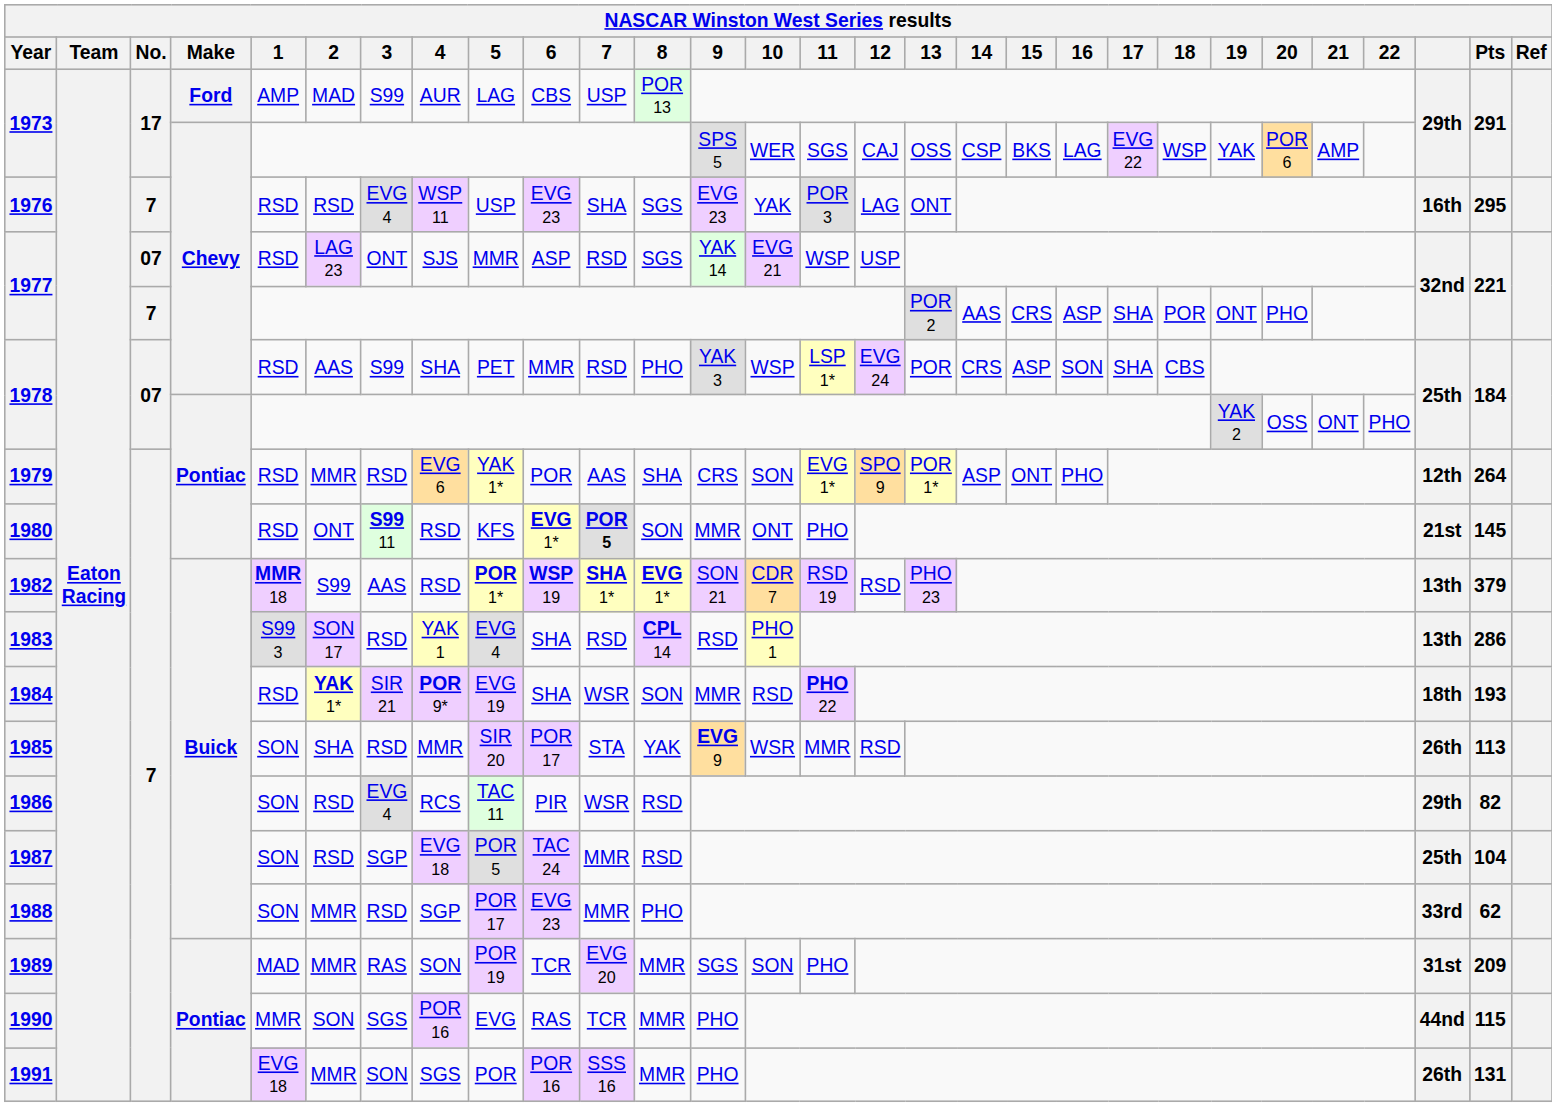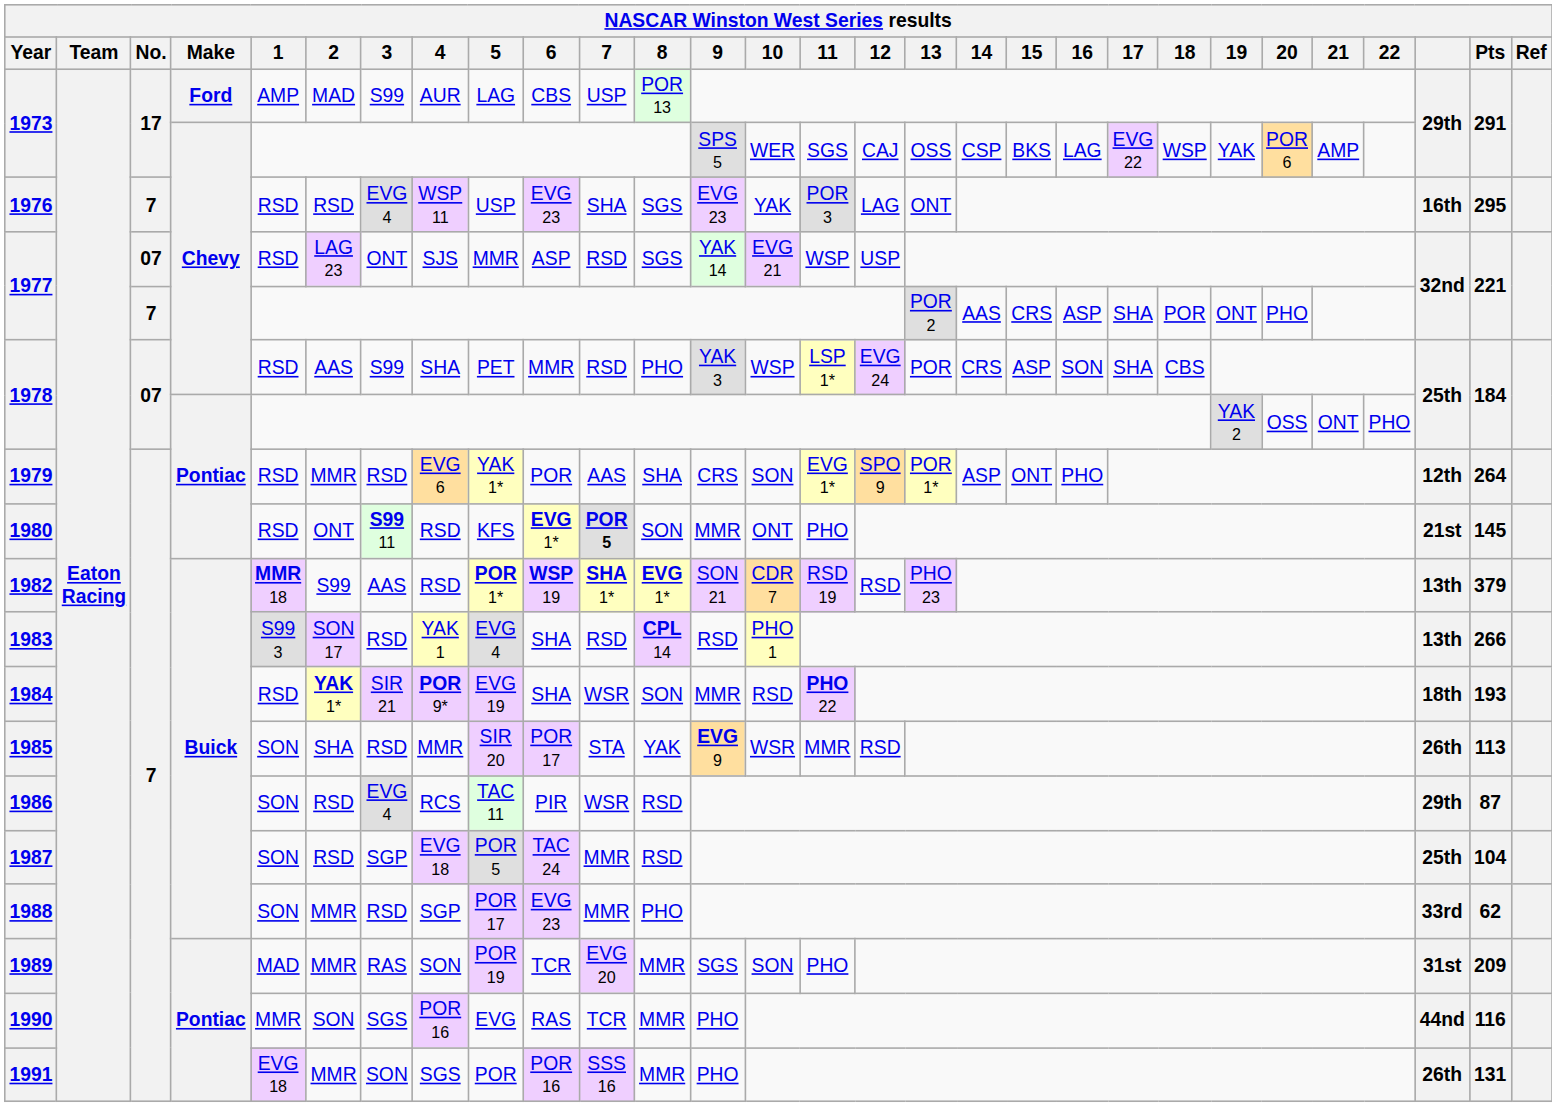(1490, 640) 286 -> (1490, 640) 266
(1490, 803) 82 -> (1490, 803) 87
(1490, 1020) 115 -> (1490, 1020) 116
